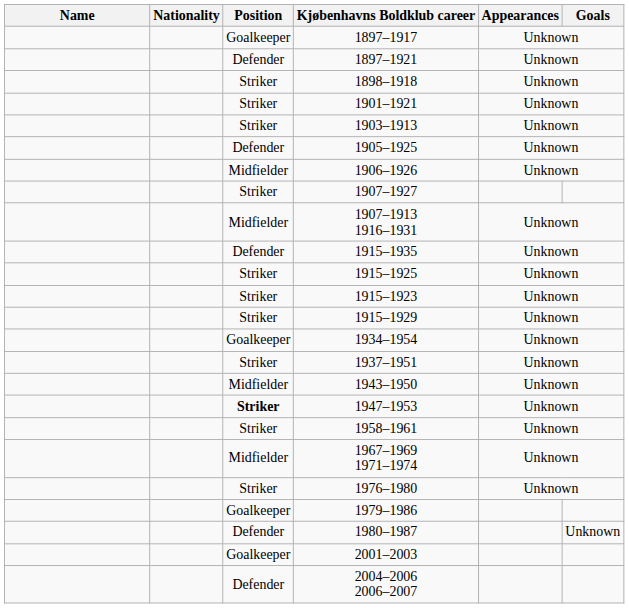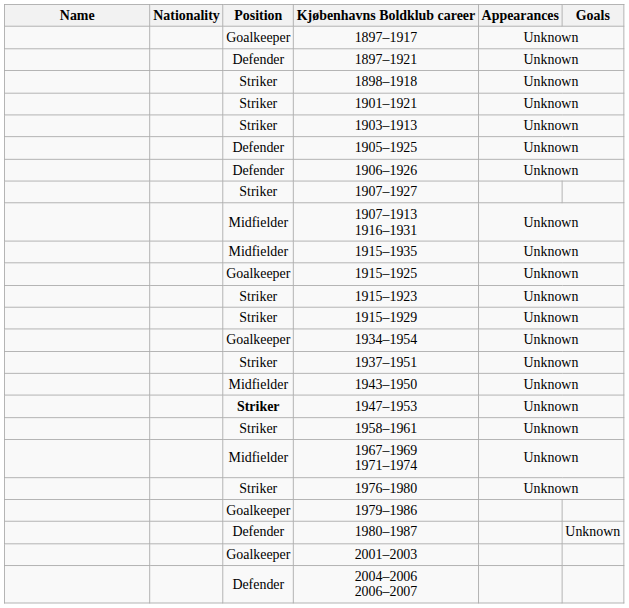(258, 170) Midfielder -> (258, 170) Defender
(258, 251) Defender -> (258, 251) Midfielder
(258, 274) Striker -> (258, 274) Goalkeeper
